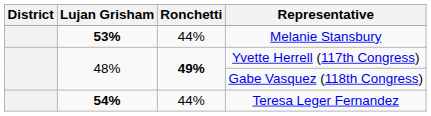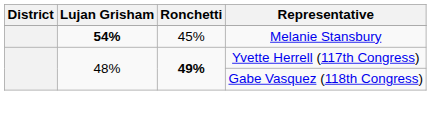(107, 36) 53% -> (107, 36) 54%
(191, 36) 44% -> (191, 36) 45%
- row: (326, 100)
